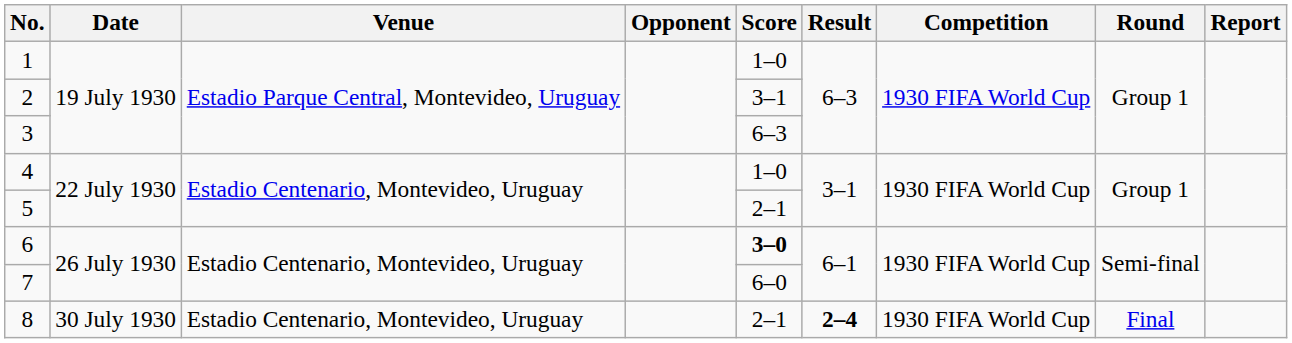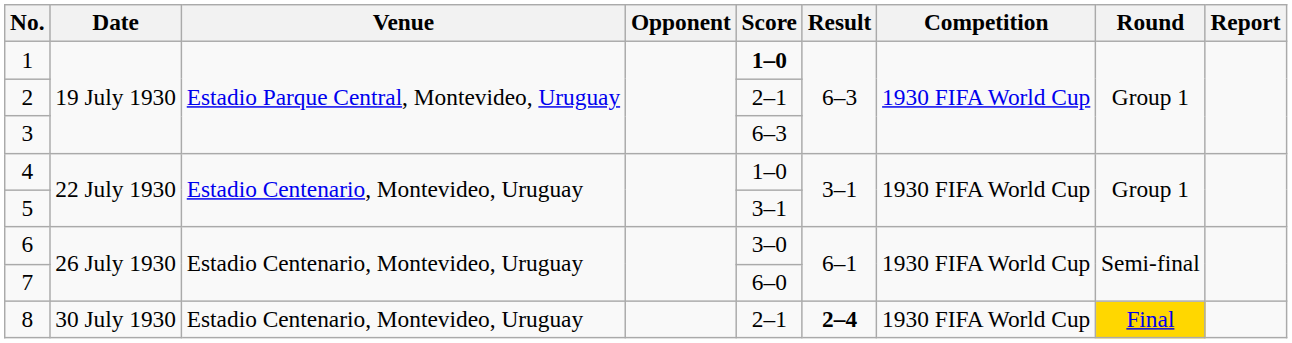(769, 60) normal -> (769, 60) bold
(769, 97) 3–1 -> (769, 97) 2–1
(769, 208) 2–1 -> (769, 208) 3–1
(769, 245) bold -> (769, 245) normal
(1150, 319) no background -> (1150, 319) gold background
